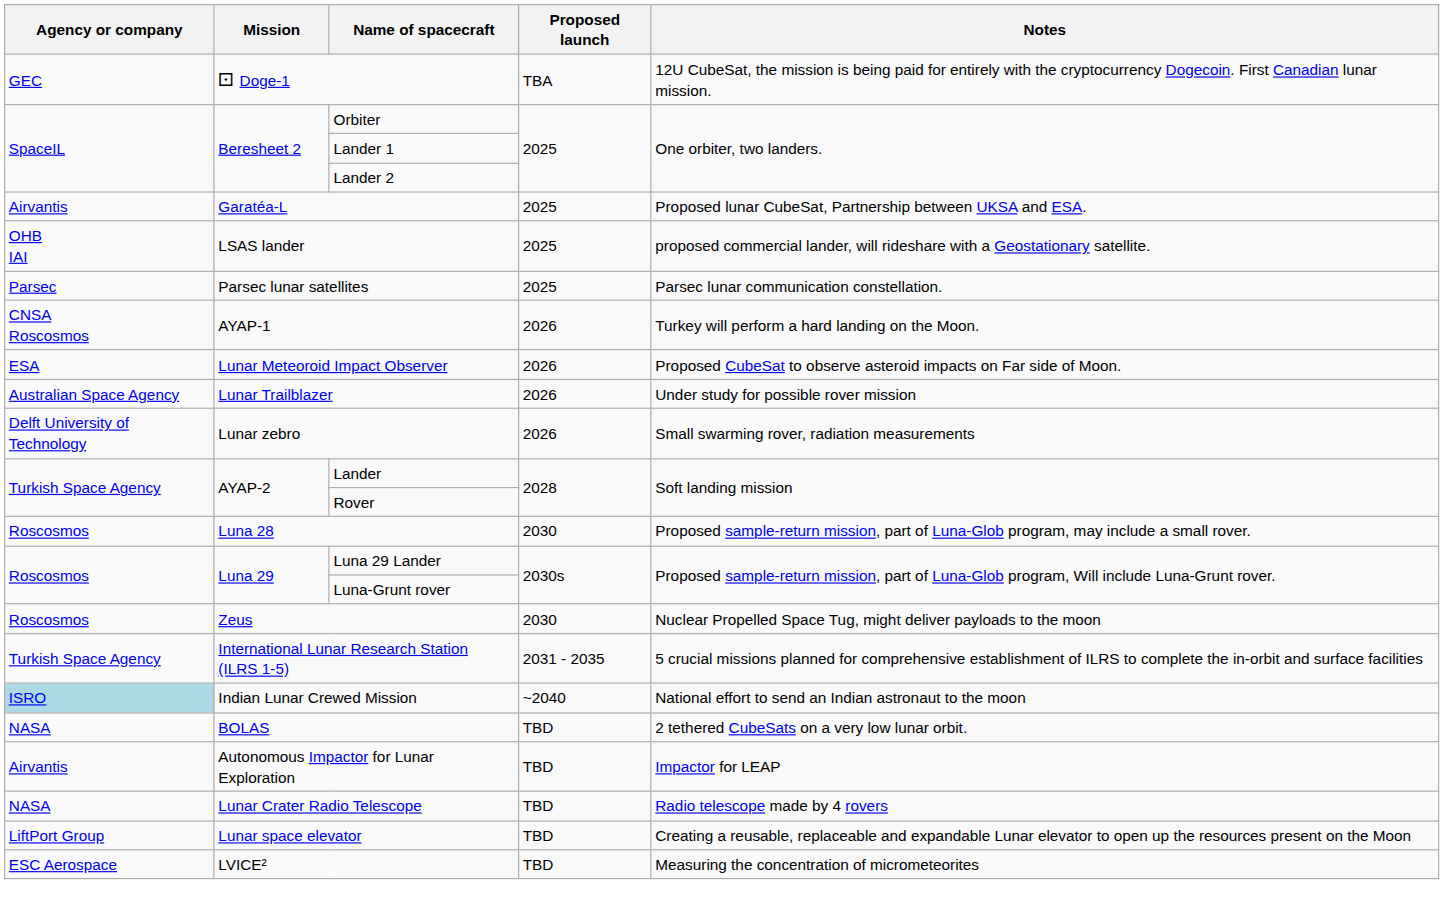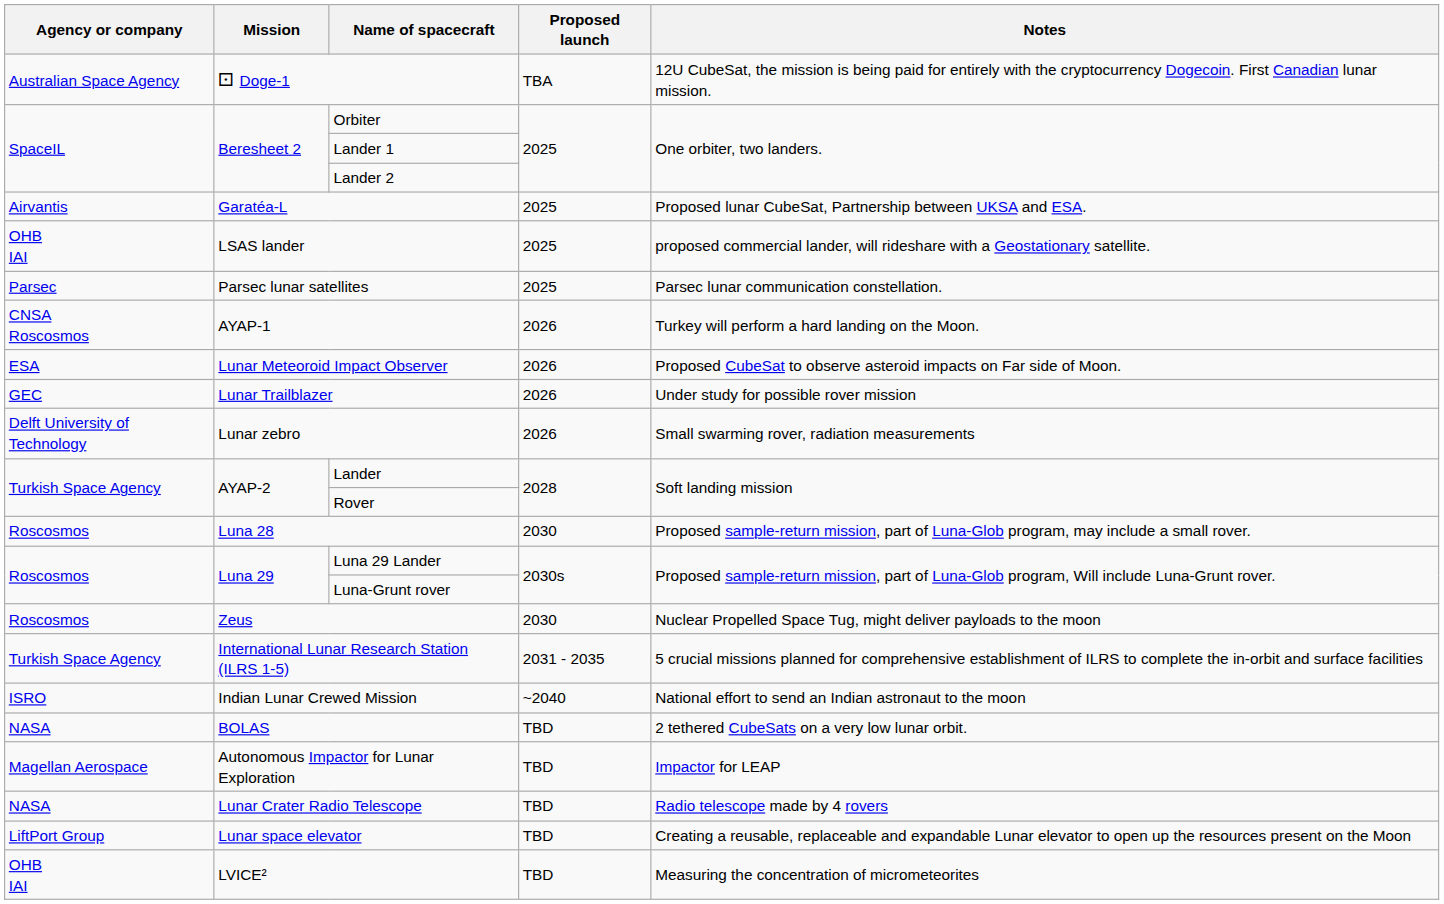(25, 80) GEC -> (94, 80) Australian Space Agency
(94, 394) Australian Space Agency -> (25, 394) GEC
(28, 698) lightblue background -> (28, 698) no background
(38, 767) Airvantis -> (78, 767) Magellan Aerospace
(63, 865) ESC Aerospace -> (25, 875) OHB IAI
